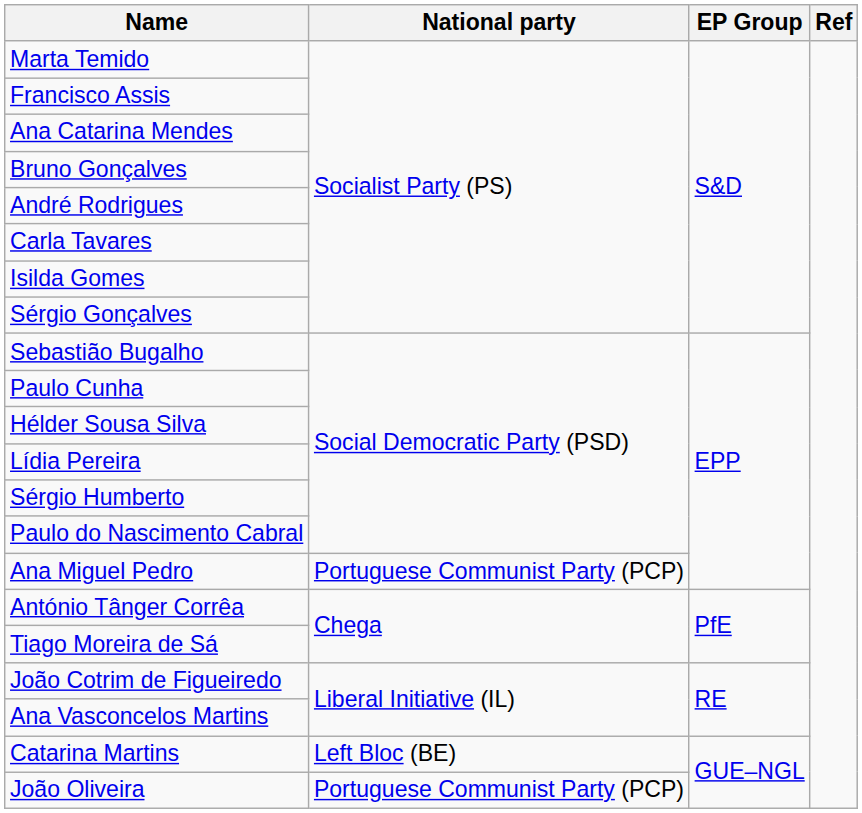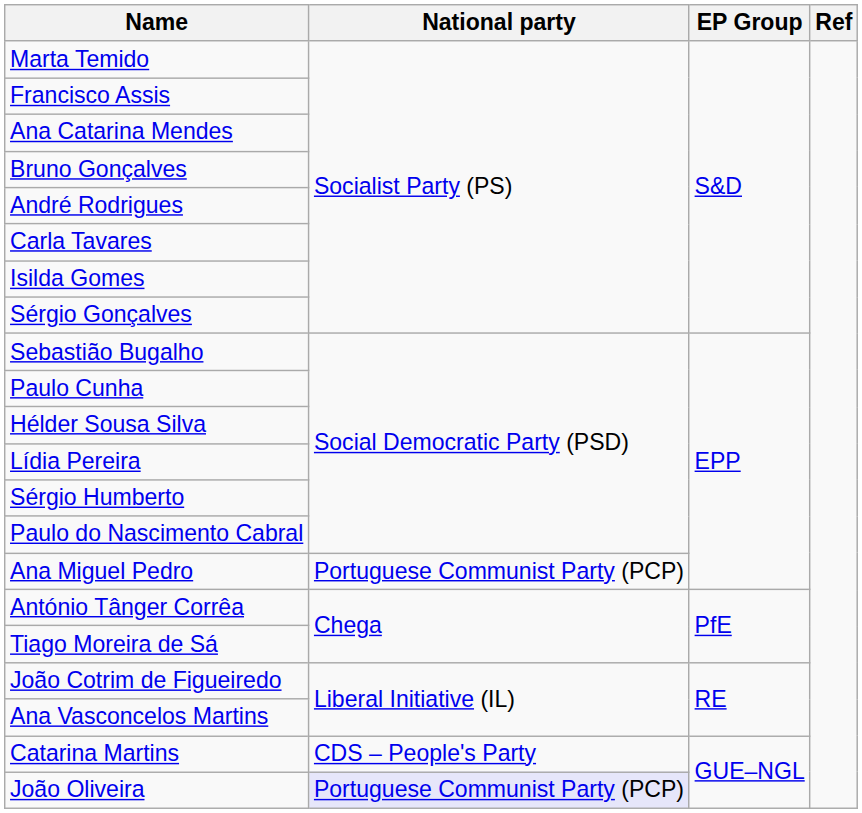(385, 753) Left Bloc (BE) -> (425, 753) CDS – People's Party
(499, 790) no background -> (499, 790) lavender background
